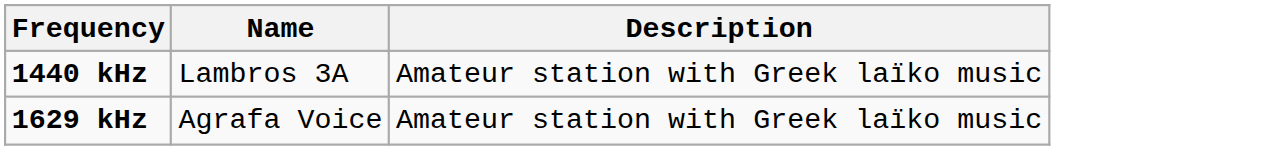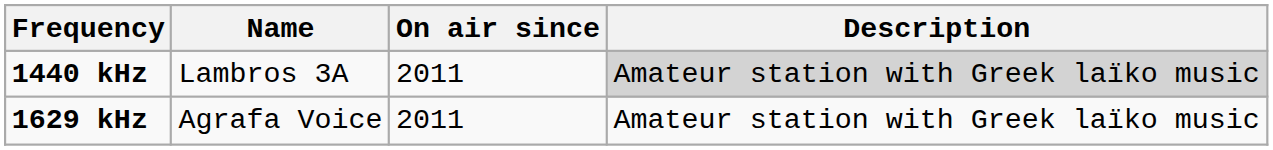+ column: (498, 28)
(719, 74) no background -> (937, 74) lightgrey background
